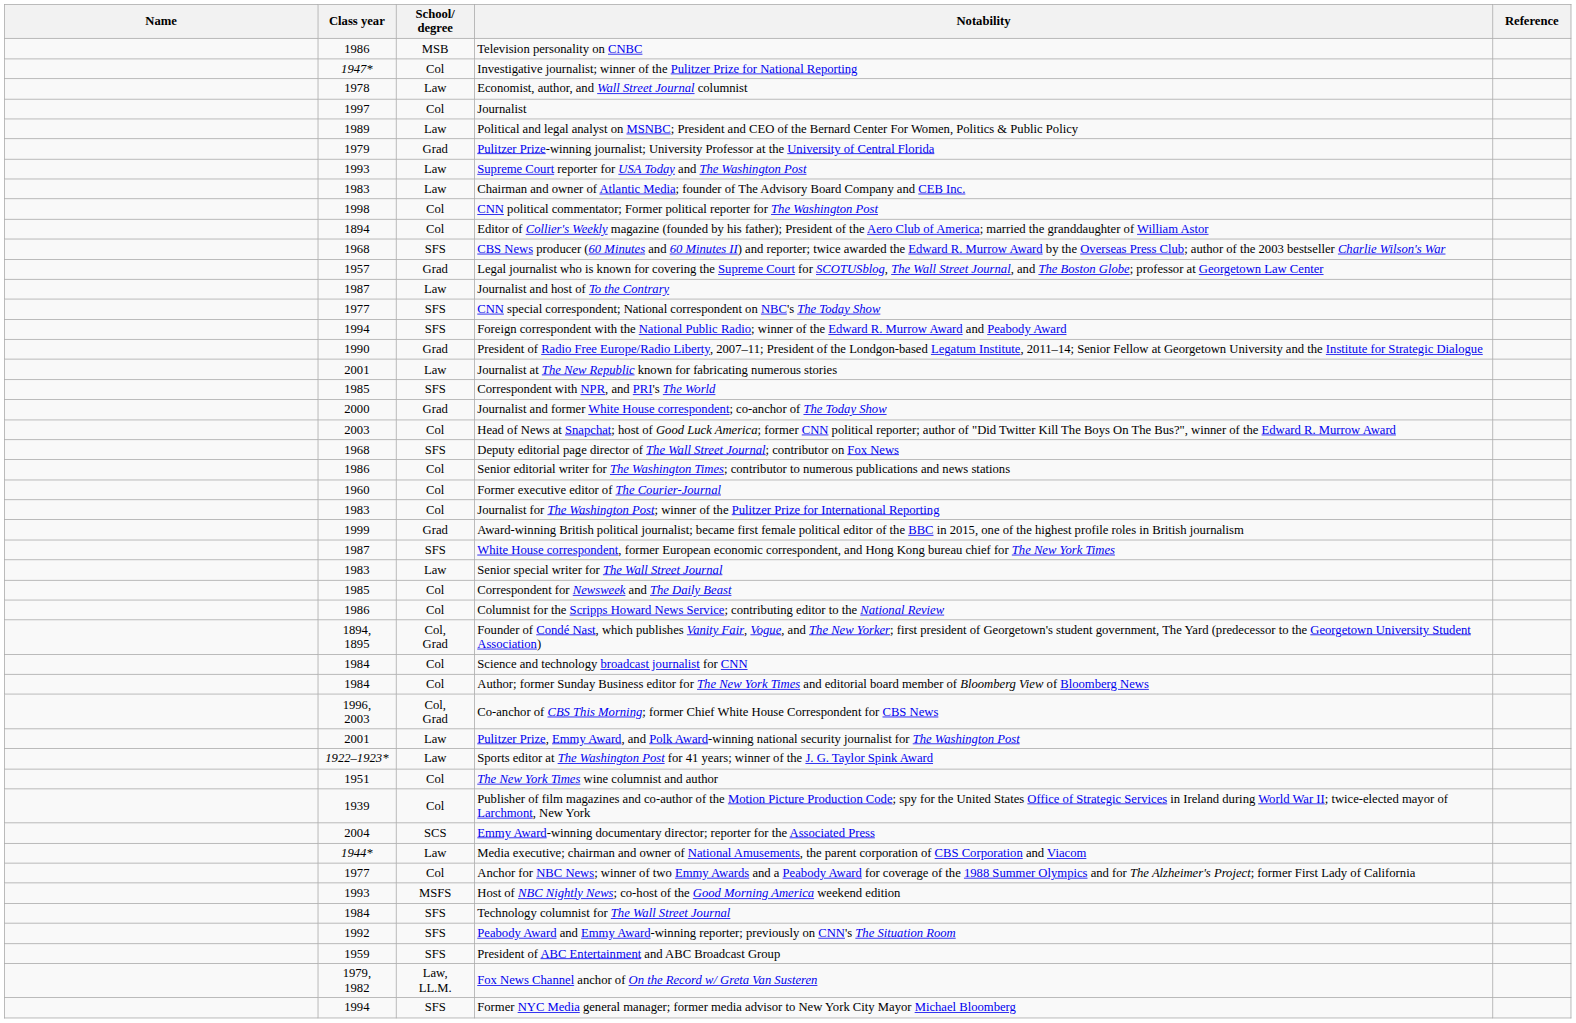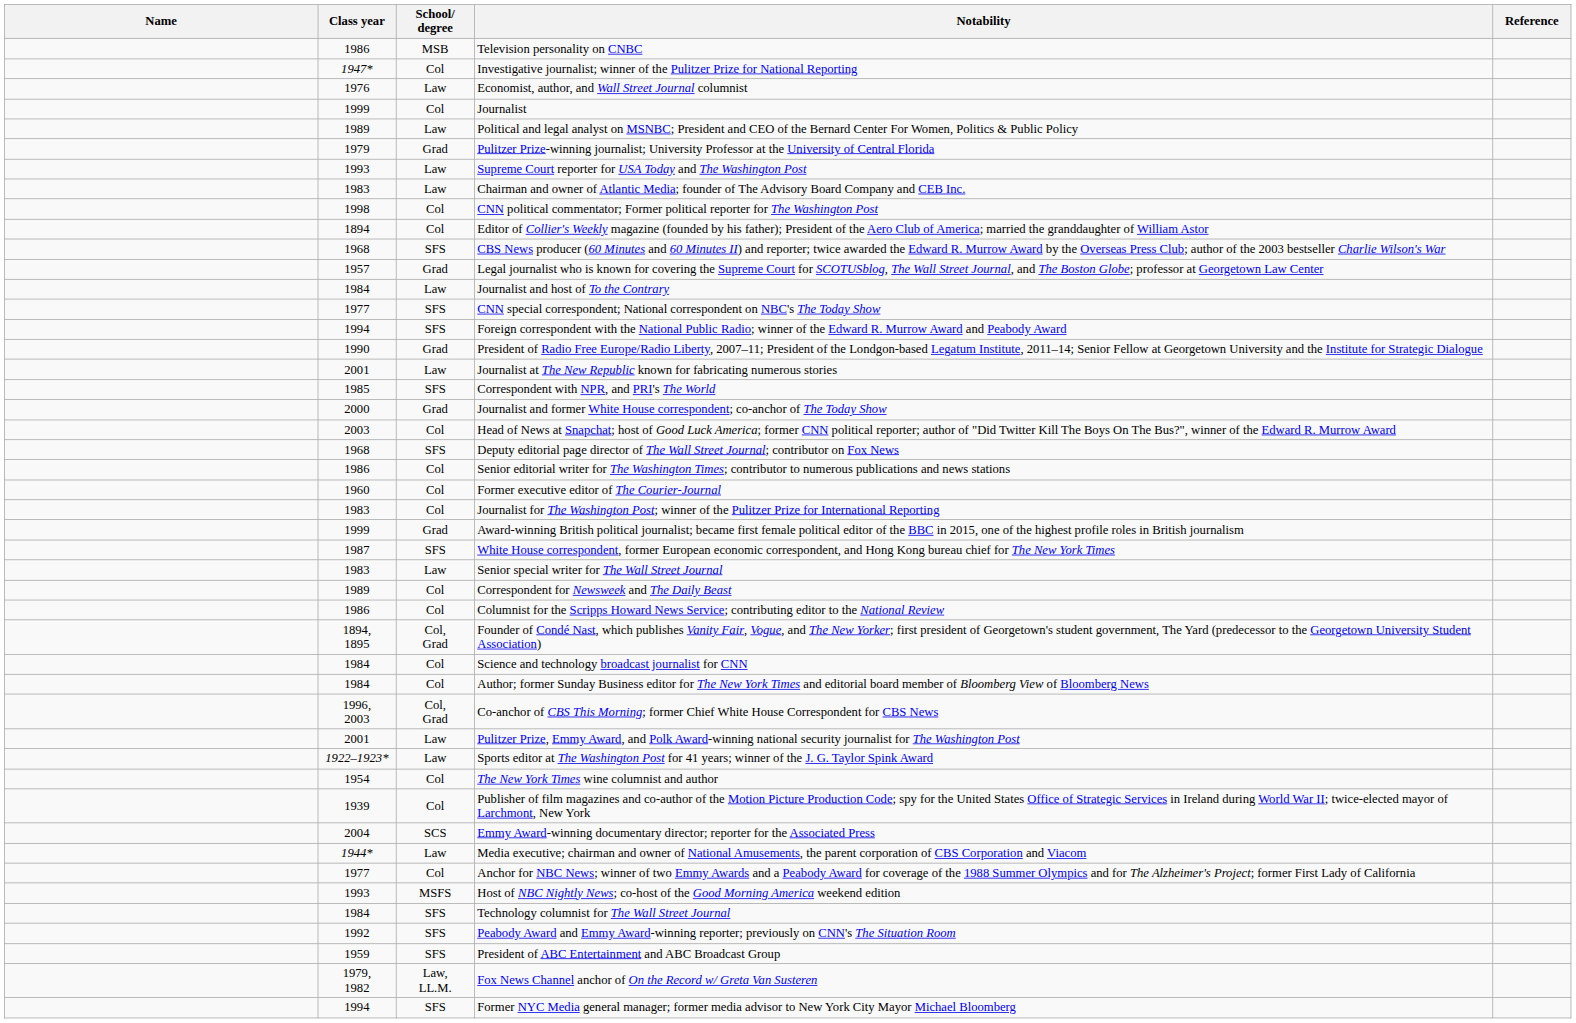(357, 88) 1978 -> (357, 88) 1976
(357, 108) 1997 -> (357, 108) 1999
(357, 289) 1987 -> (357, 289) 1984
(357, 590) 1985 -> (357, 590) 1989
(357, 778) 1951 -> (357, 778) 1954
